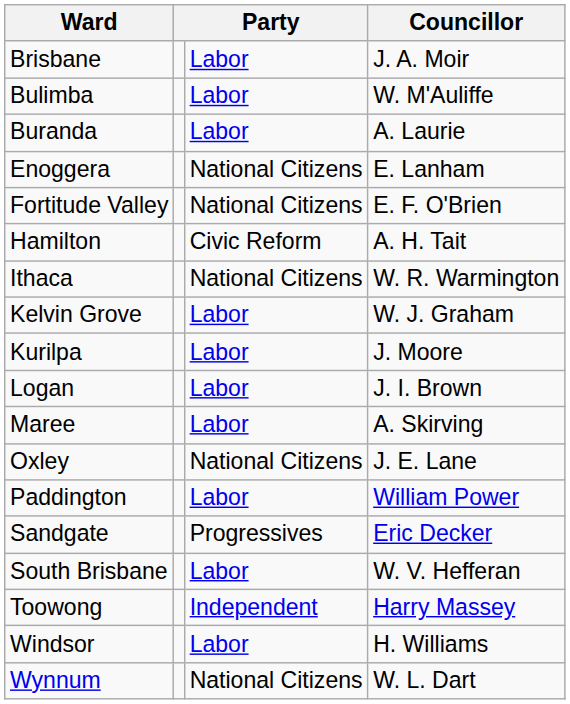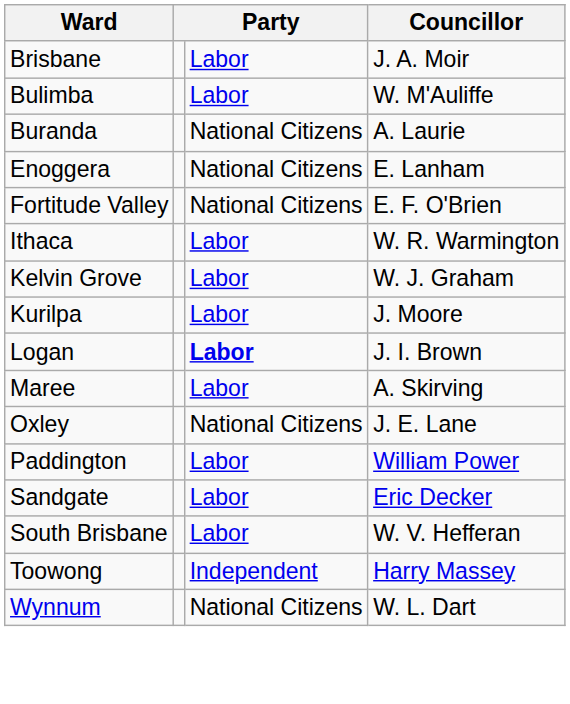(219, 132) Labor -> (276, 132) National Citizens
- row: (55, 242)
(276, 278) National Citizens -> (219, 242) Labor
(219, 388) normal -> (222, 351) bold
(256, 534) Progressives -> (219, 497) Labor
- row: (52, 643)
